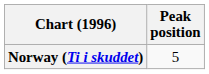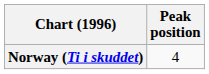(175, 56) 5 -> (175, 56) 4
